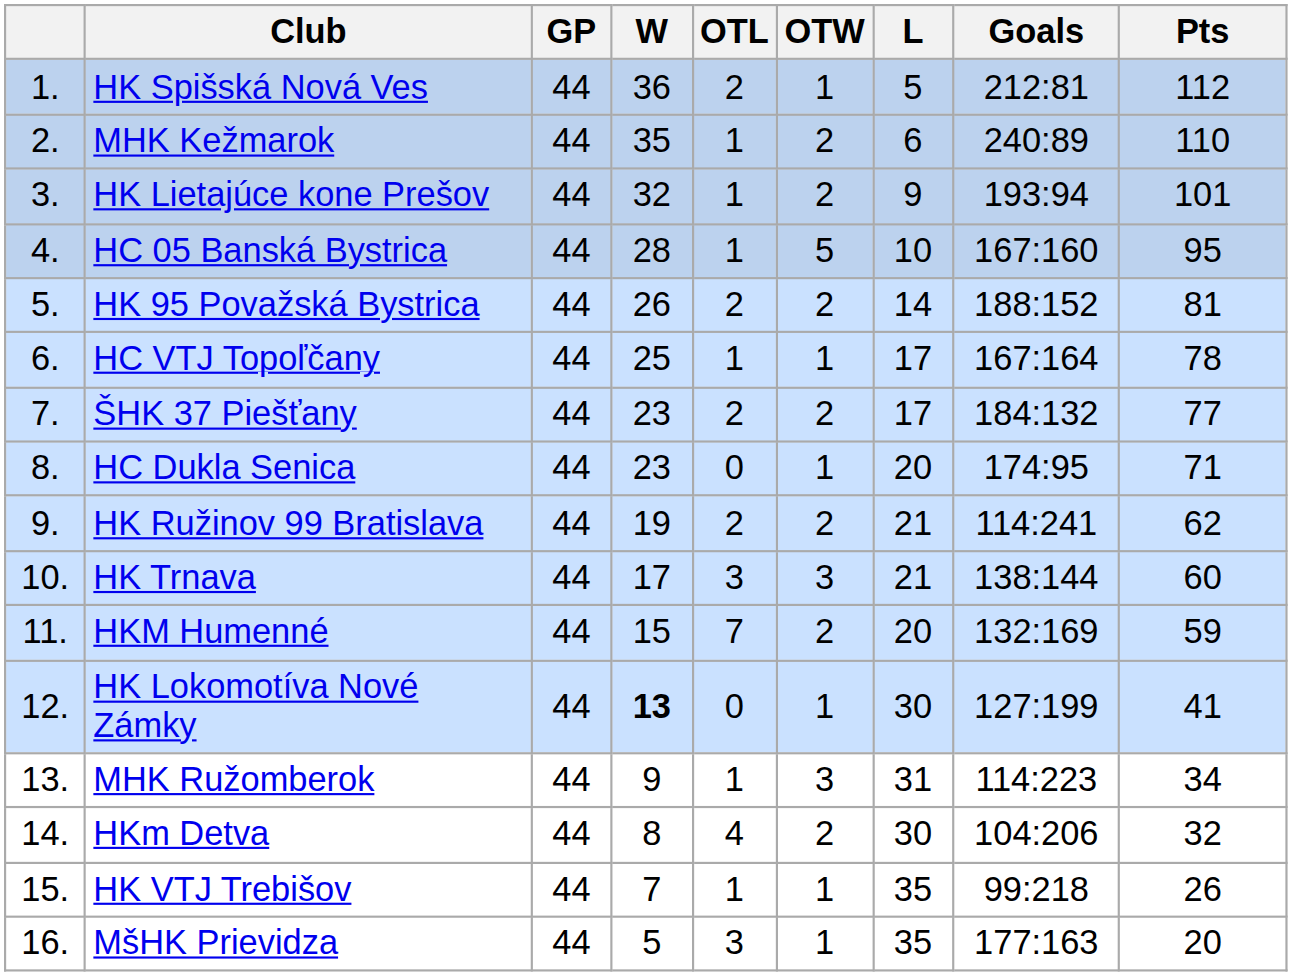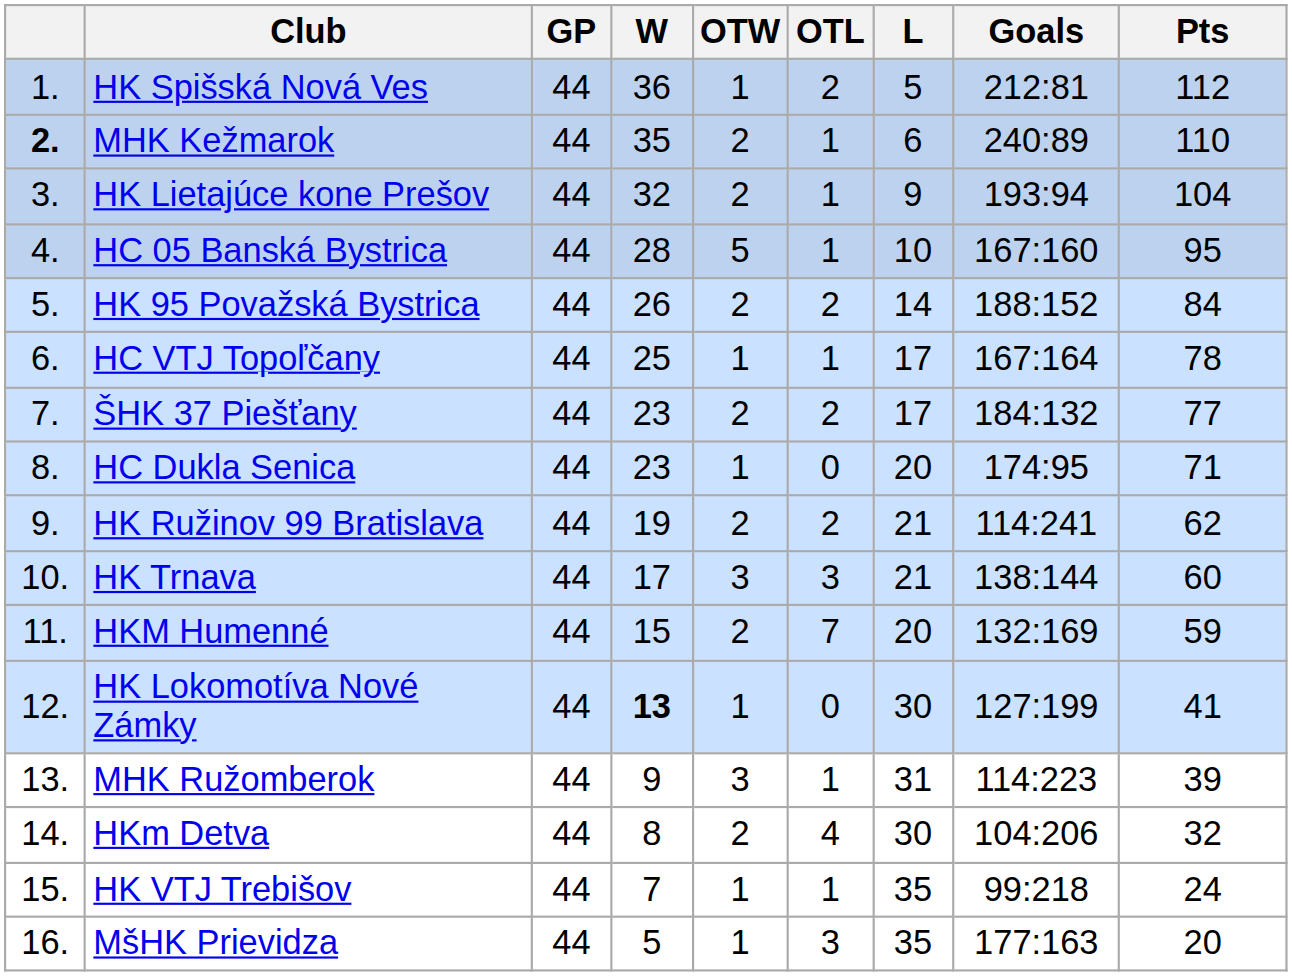columns swapped: (825, 31) <-> (734, 31)
(45, 140) normal -> (45, 140) bold
(1203, 195) 101 -> (1203, 195) 104
(1203, 304) 81 -> (1203, 304) 84
(1203, 779) 34 -> (1203, 779) 39
(1203, 888) 26 -> (1203, 888) 24
